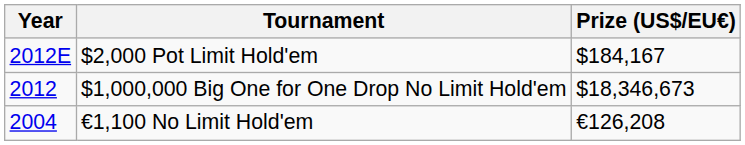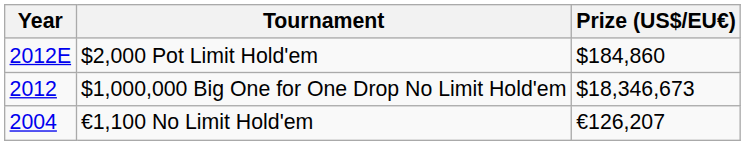(621, 55) $184,167 -> (621, 55) $184,860
(621, 122) €126,208 -> (621, 122) €126,207
